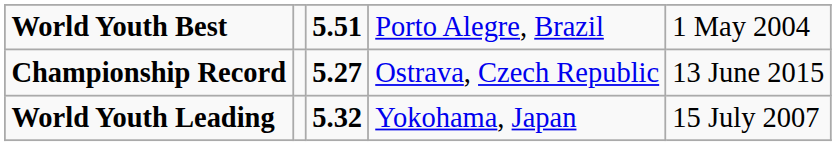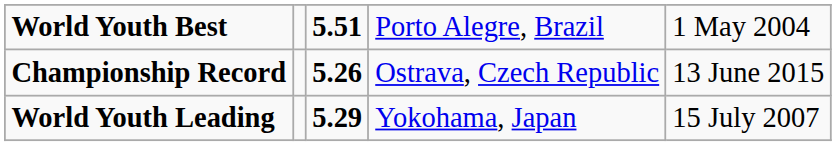(337, 72) 5.27 -> (337, 72) 5.26
(337, 117) 5.32 -> (337, 117) 5.29
